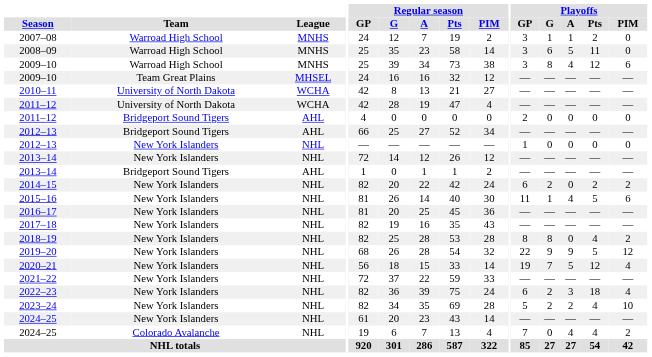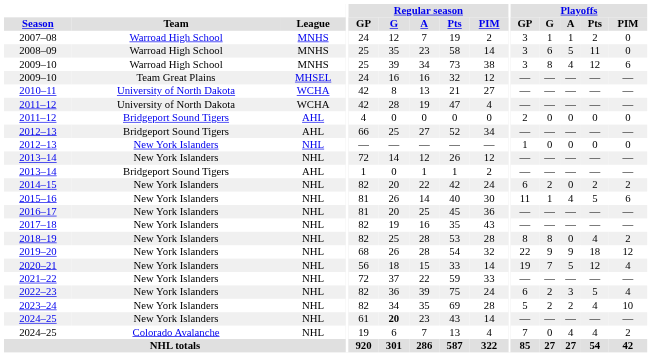(595, 252) 5 -> (595, 252) 18
(595, 292) 18 -> (595, 292) 5
(394, 319) normal -> (394, 319) bold
